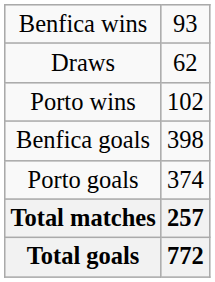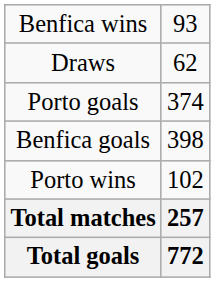rows swapped: (83, 101) <-> (83, 179)
